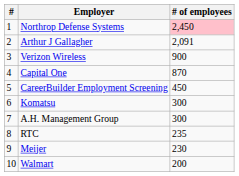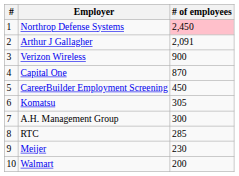(179, 103) 300 -> (179, 103) 305
(179, 133) 235 -> (179, 133) 285
